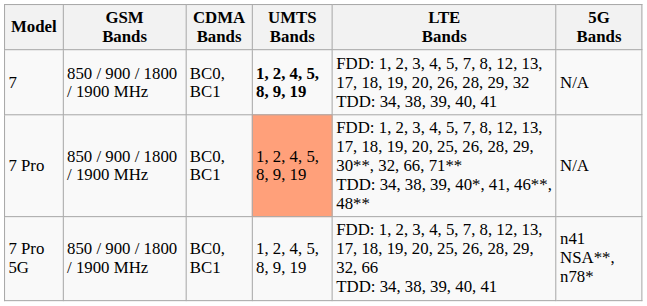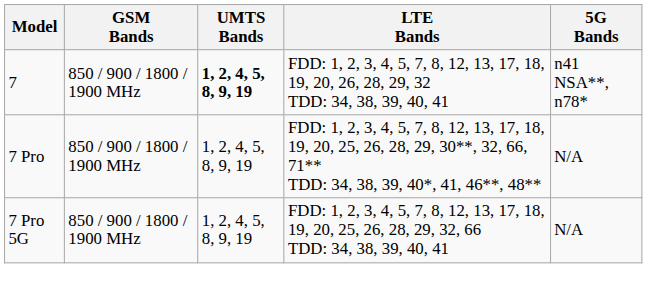- column: (219, 27)
(574, 82) N/A -> (582, 82) n41 NSA**, n78*
(288, 165) lightsalmon background -> (233, 156) no background
(587, 258) n41 NSA**, n78* -> (569, 230) N/A
